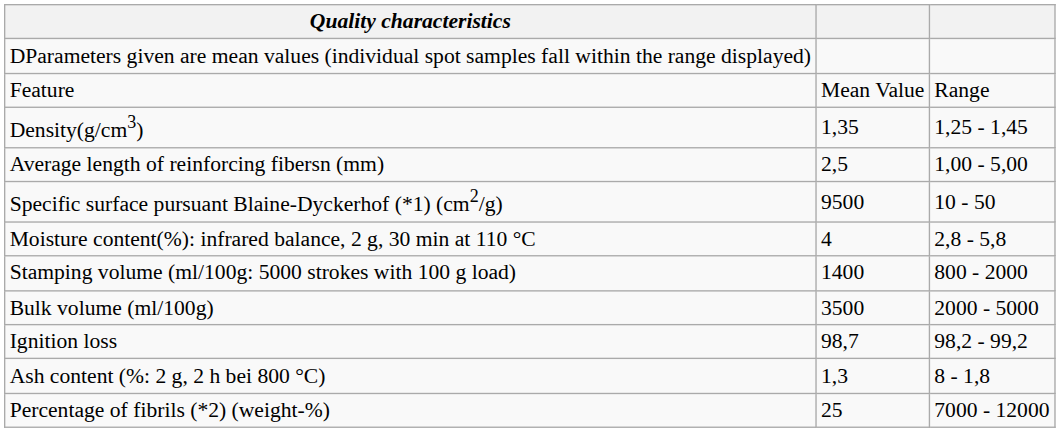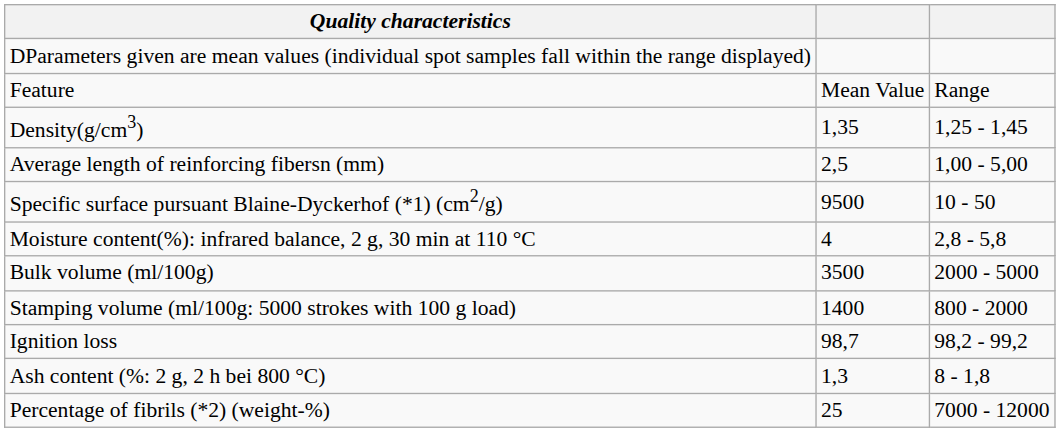rows swapped: (112, 307) <-> (263, 273)
